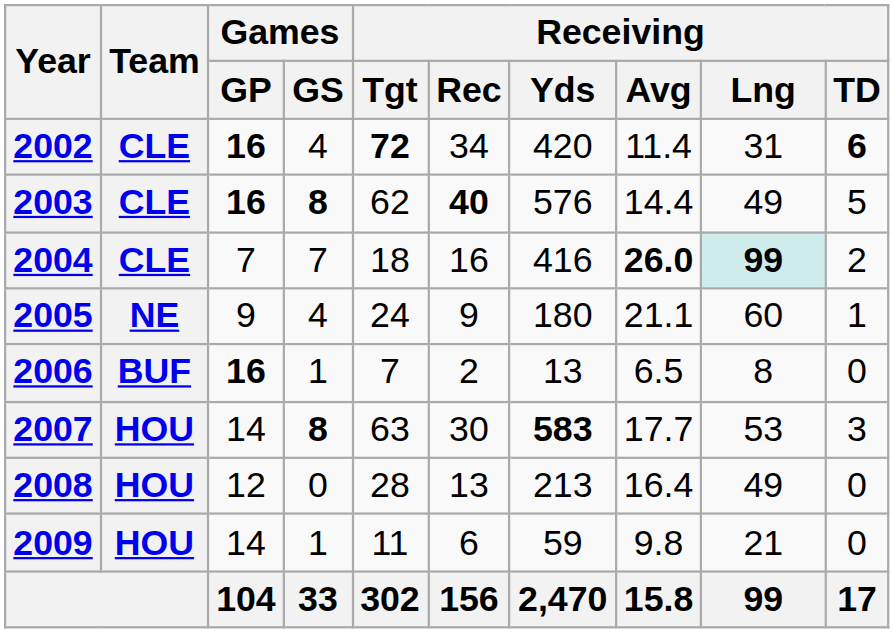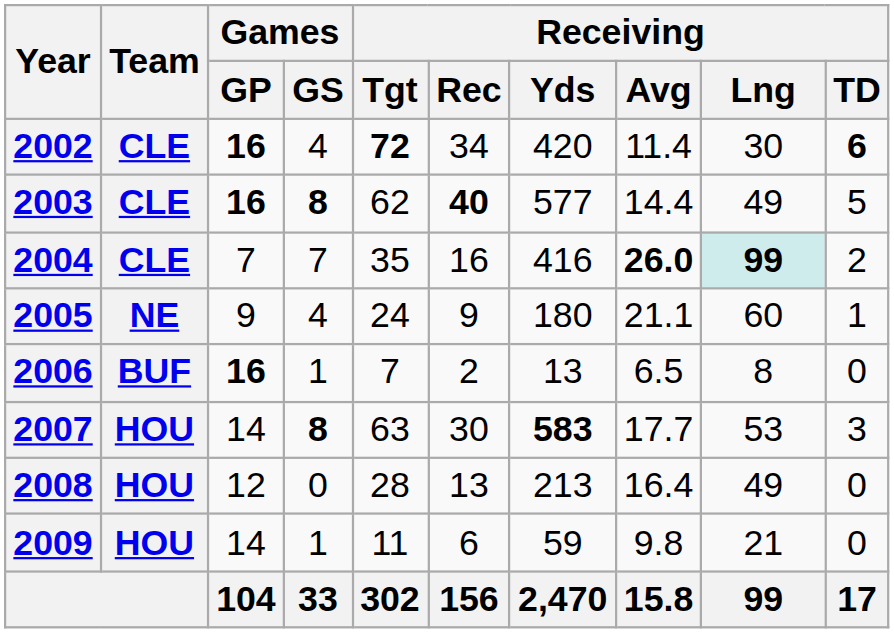(763, 145) 31 -> (763, 145) 30
(563, 202) 576 -> (563, 202) 577
(390, 259) 18 -> (390, 259) 35
